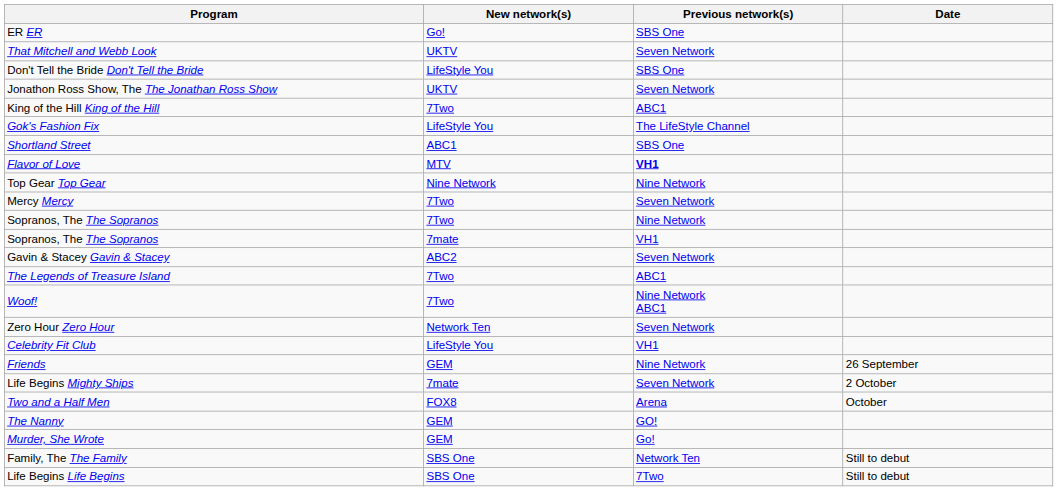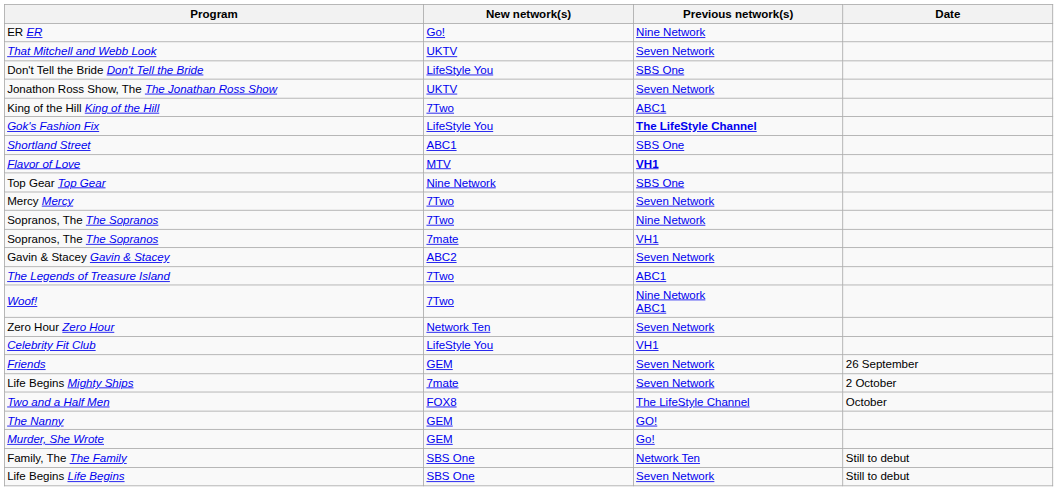(660, 32) SBS One -> (671, 32) Nine Network
(693, 126) normal -> (696, 126) bold
(671, 182) Nine Network -> (660, 182) SBS One
(671, 364) Nine Network -> (675, 364) Seven Network
(651, 402) Arena -> (693, 402) The LifeStyle Channel
(650, 476) 7Two -> (675, 476) Seven Network
